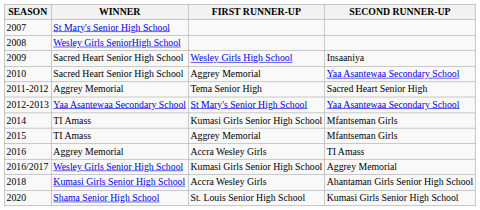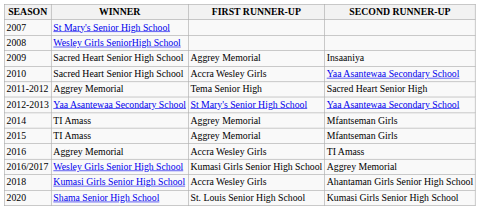(241, 58) Wesley Girls High School -> (226, 58) Aggrey Memorial
(226, 74) Aggrey Memorial -> (228, 74) Accra Wesley Girls
(256, 120) Kumasi Girls Senior High School -> (226, 120) Aggrey Memorial
